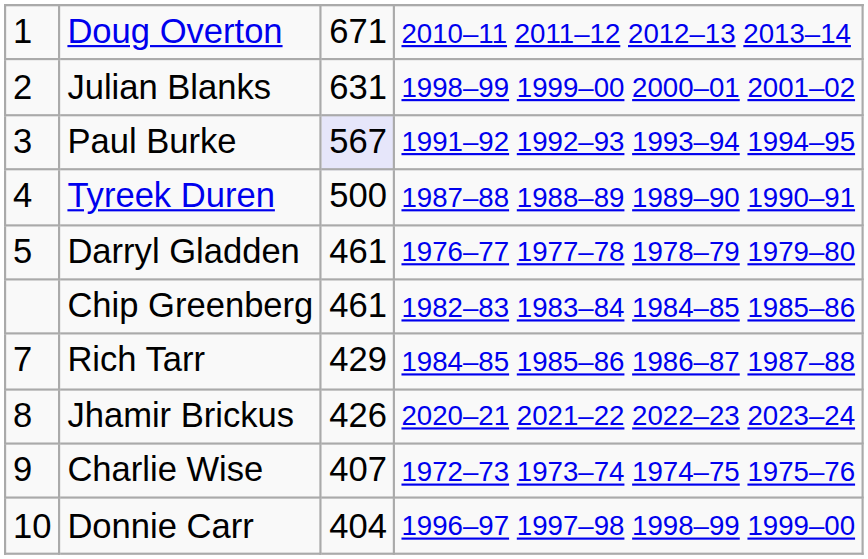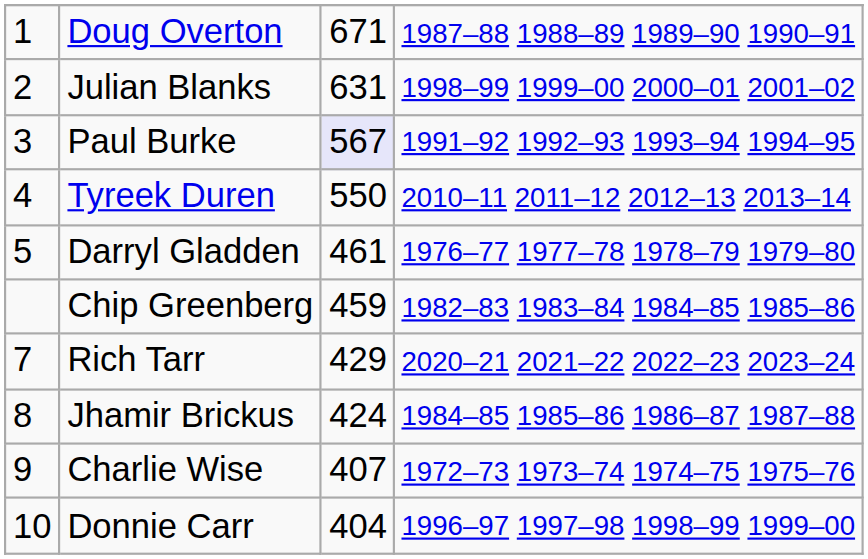(626, 32) 2010–11 2011–12 2012–13 2013–14 -> (628, 32) 1987–88 1988–89 1989–90 1990–91
(358, 196) 500 -> (358, 196) 550
(628, 197) 1987–88 1988–89 1989–90 1990–91 -> (626, 197) 2010–11 2011–12 2012–13 2013–14
(358, 305) 461 -> (358, 305) 459
(628, 361) 1984–85 1985–86 1986–87 1987–88 -> (628, 361) 2020–21 2021–22 2022–23 2023–24
(358, 415) 426 -> (358, 415) 424
(628, 416) 2020–21 2021–22 2022–23 2023–24 -> (628, 416) 1984–85 1985–86 1986–87 1987–88
